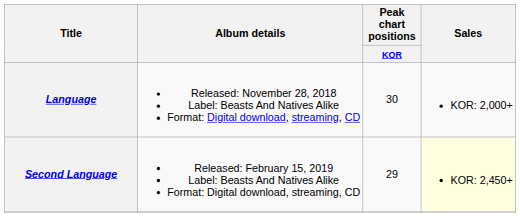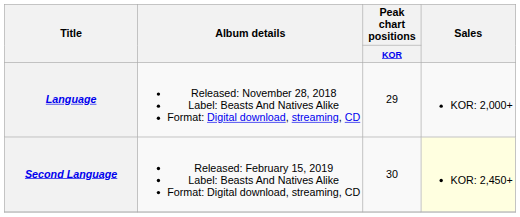(392, 99) 30 -> (392, 99) 29
(392, 174) 29 -> (392, 174) 30
